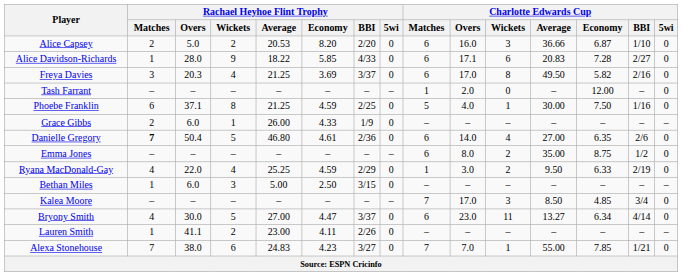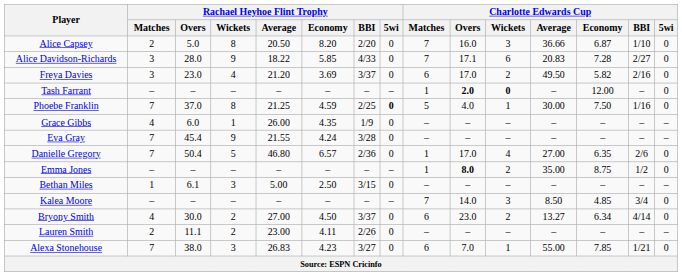(233, 43) 2 -> (233, 43) 8
(279, 43) 20.53 -> (279, 43) 20.50
(426, 43) 6 -> (426, 43) 7
(152, 59) 1 -> (152, 59) 3
(426, 59) 6 -> (426, 59) 7
(193, 75) 20.3 -> (193, 75) 23.0
(279, 75) 21.25 -> (279, 75) 21.20
(508, 75) 8 -> (508, 75) 2
(468, 91) normal -> (468, 91) bold
(508, 91) normal -> (508, 91) bold
(152, 106) 6 -> (152, 106) 7
(193, 106) 37.1 -> (193, 106) 37.0
(391, 106) normal -> (391, 106) bold
(152, 122) 2 -> (152, 122) 4
(328, 122) 4.33 -> (328, 122) 4.35
+ row: (66, 138)
(152, 138) bold -> (152, 153) normal
(328, 138) 4.61 -> (328, 153) 6.57
(426, 138) 6 -> (426, 153) 1
(468, 138) 14.0 -> (468, 153) 17.0
(426, 153) 6 -> (426, 169) 1
(468, 153) normal -> (468, 169) bold
- row: (66, 169)
(193, 185) 6.0 -> (193, 185) 6.1
(468, 201) 17.0 -> (468, 201) 14.0
(233, 216) 5 -> (233, 216) 2
(328, 216) 4.47 -> (328, 216) 4.50
(508, 216) 11 -> (508, 216) 2
(152, 232) 1 -> (152, 232) 2
(193, 232) 41.1 -> (193, 232) 11.1
(233, 248) 6 -> (233, 248) 3
(279, 248) 24.83 -> (279, 248) 26.83
(426, 248) 7 -> (426, 248) 6
